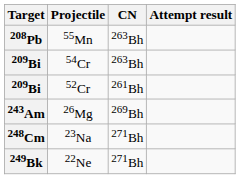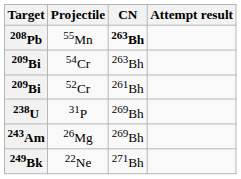(127, 37) normal -> (128, 37) bold
+ row: (78, 111)
- row: (78, 136)
